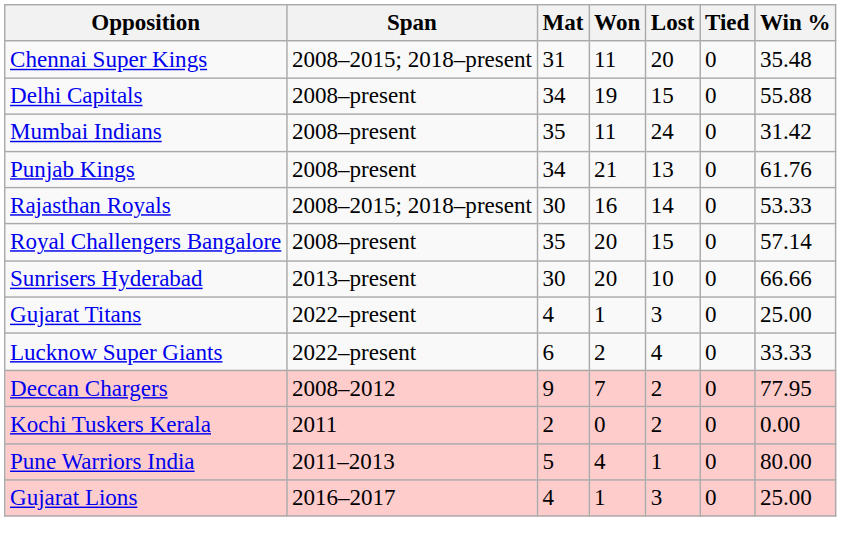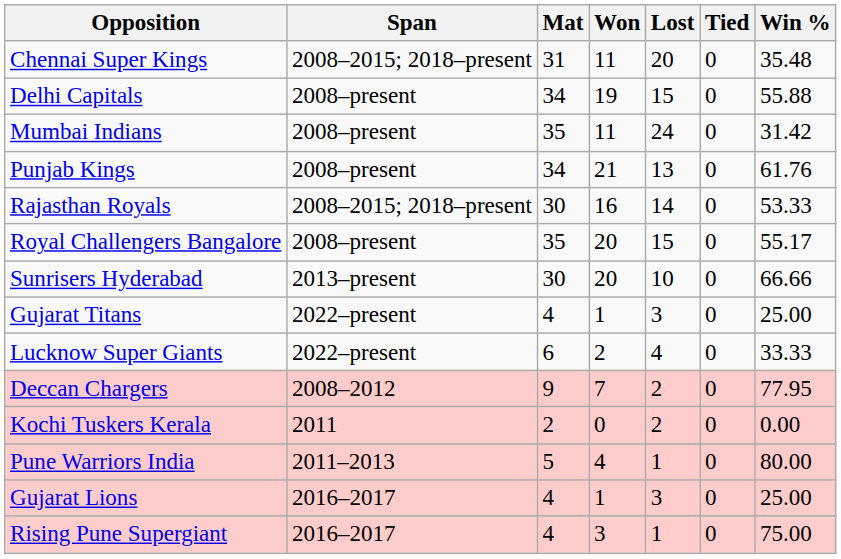(786, 242) 57.14 -> (786, 242) 55.17
+ row: (119, 534)
